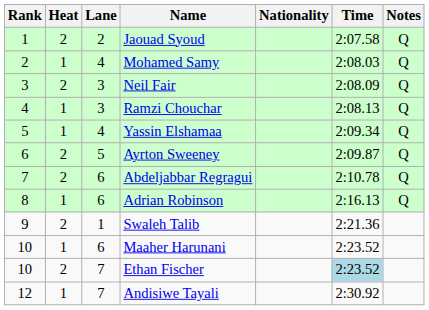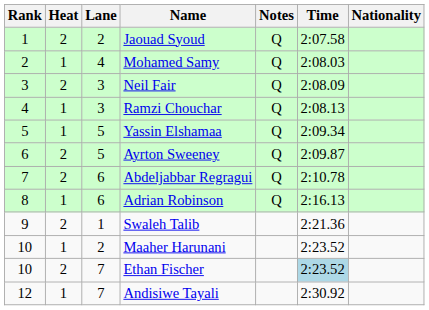columns swapped: (294, 16) <-> (404, 16)
(101, 131) 4 -> (101, 131) 5
(101, 246) 6 -> (101, 246) 2
